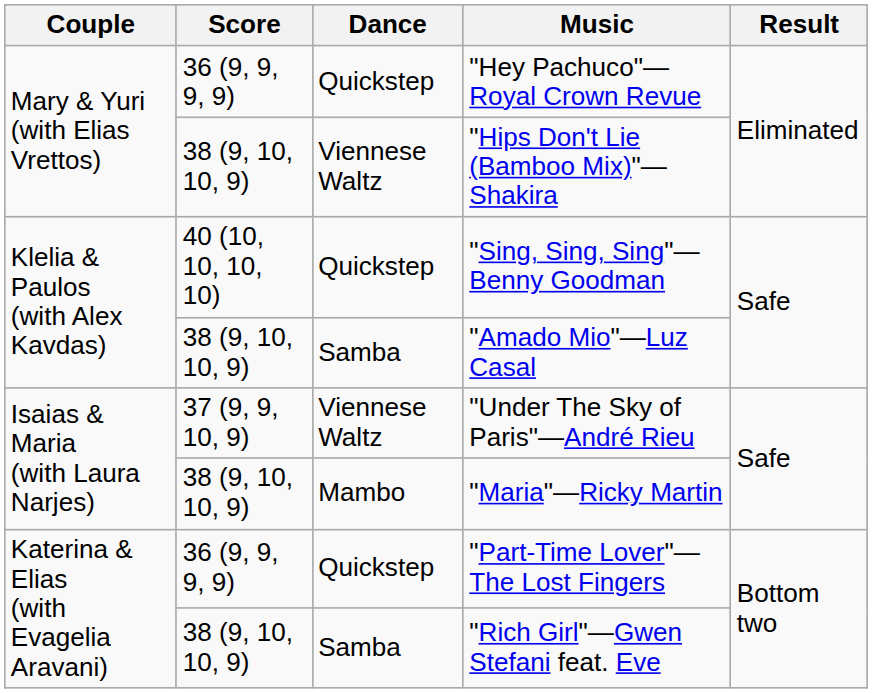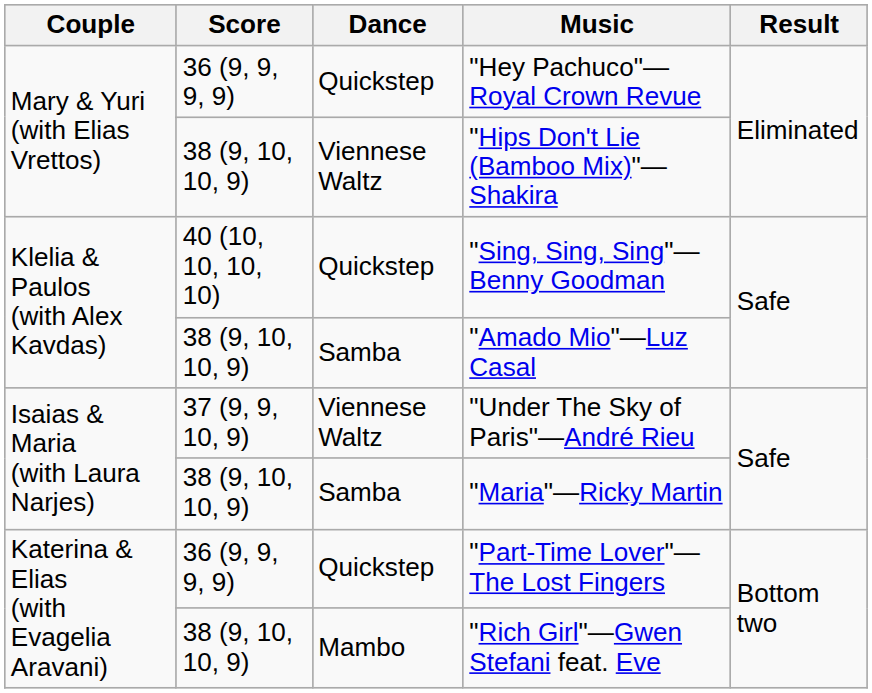(362, 493) Mambo -> (360, 493) Samba
(360, 647) Samba -> (362, 647) Mambo
